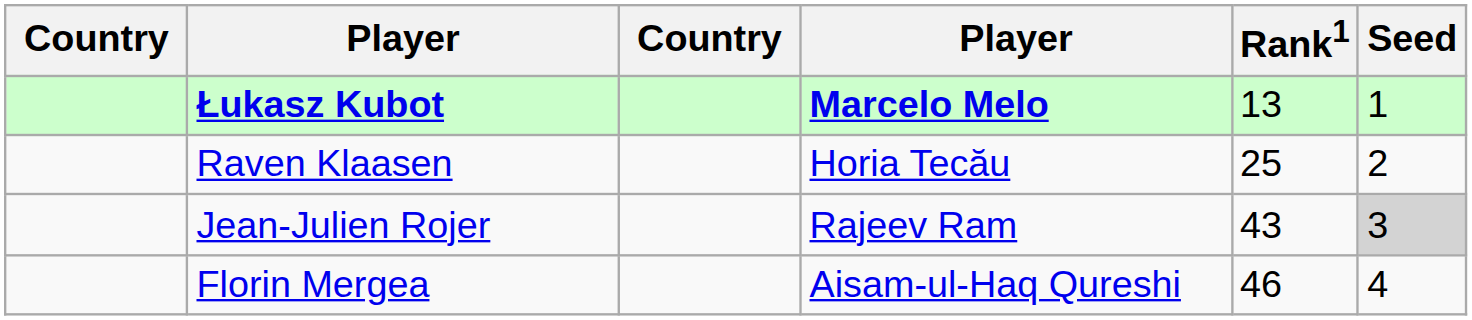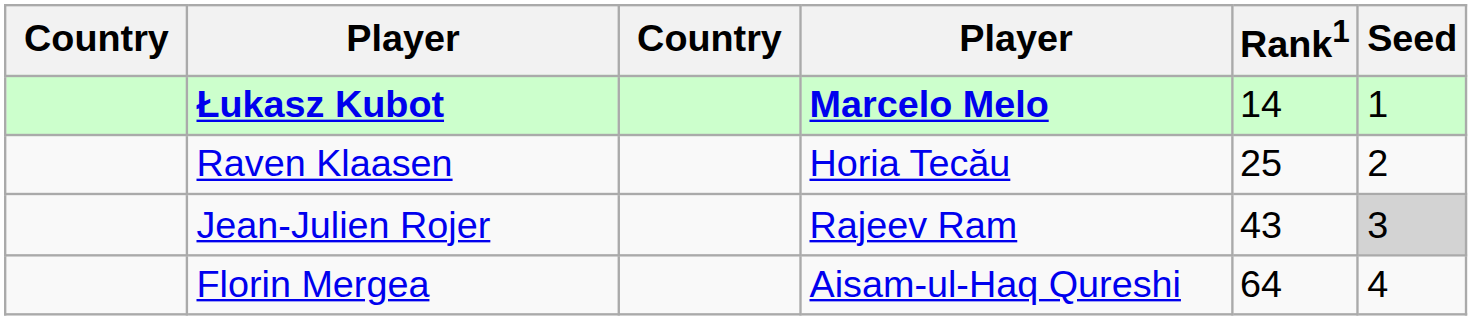(1261, 104) 13 -> (1261, 104) 14
(1261, 284) 46 -> (1261, 284) 64
